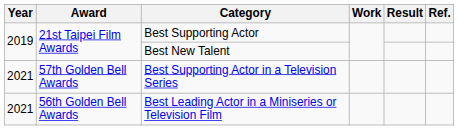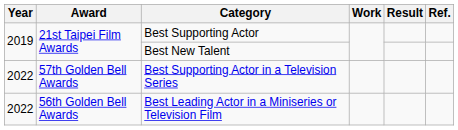(20, 76) 2021 -> (20, 76) 2022
(20, 108) 2021 -> (20, 108) 2022
